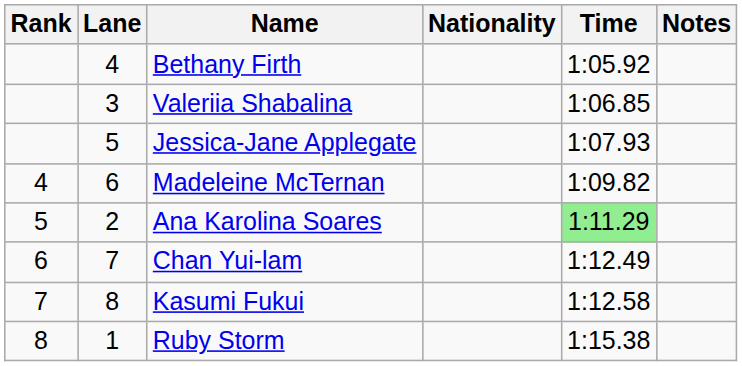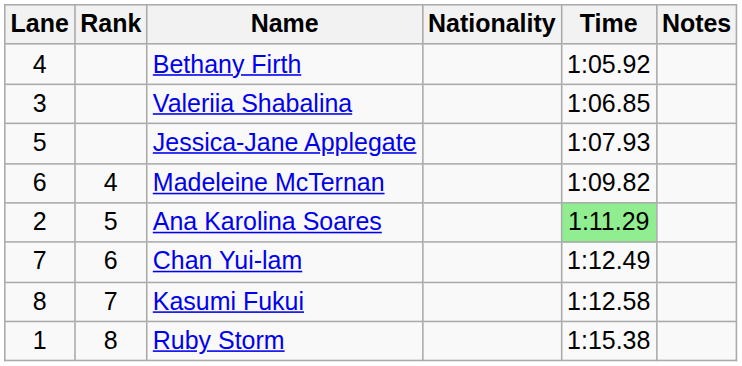columns swapped: (41, 24) <-> (112, 24)
